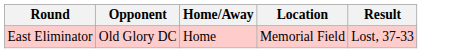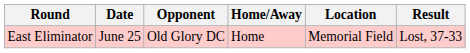+ column: (120, 15)
